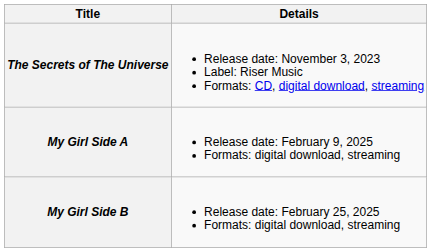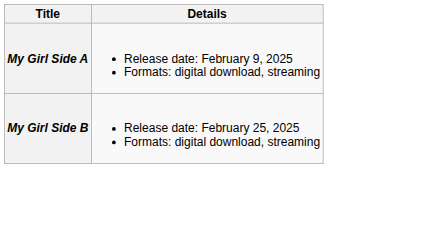- row: (88, 65)
